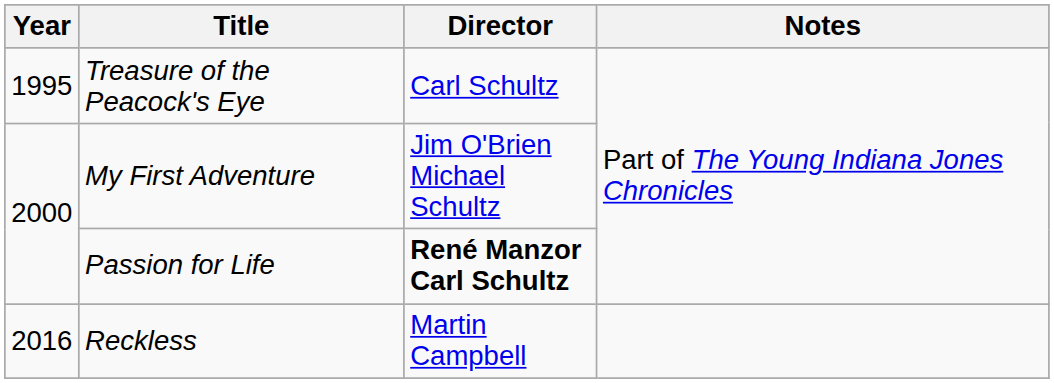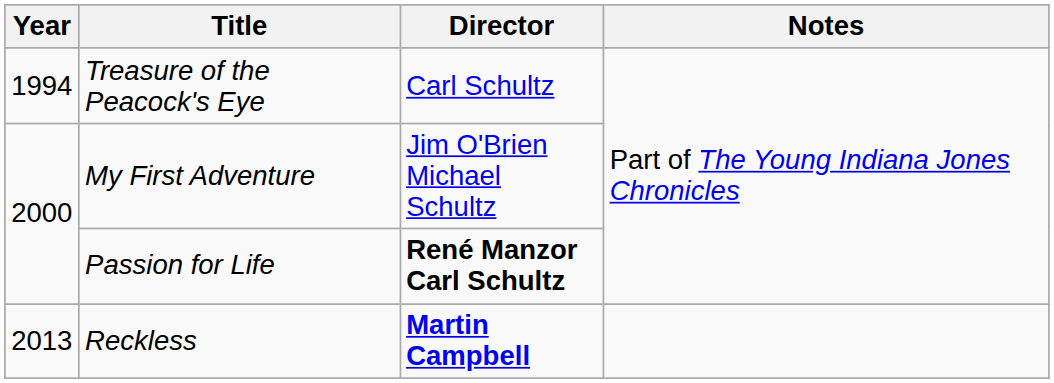(42, 85) 1995 -> (42, 85) 1994
(42, 340) 2016 -> (42, 340) 2013
(468, 340) normal -> (468, 340) bold
